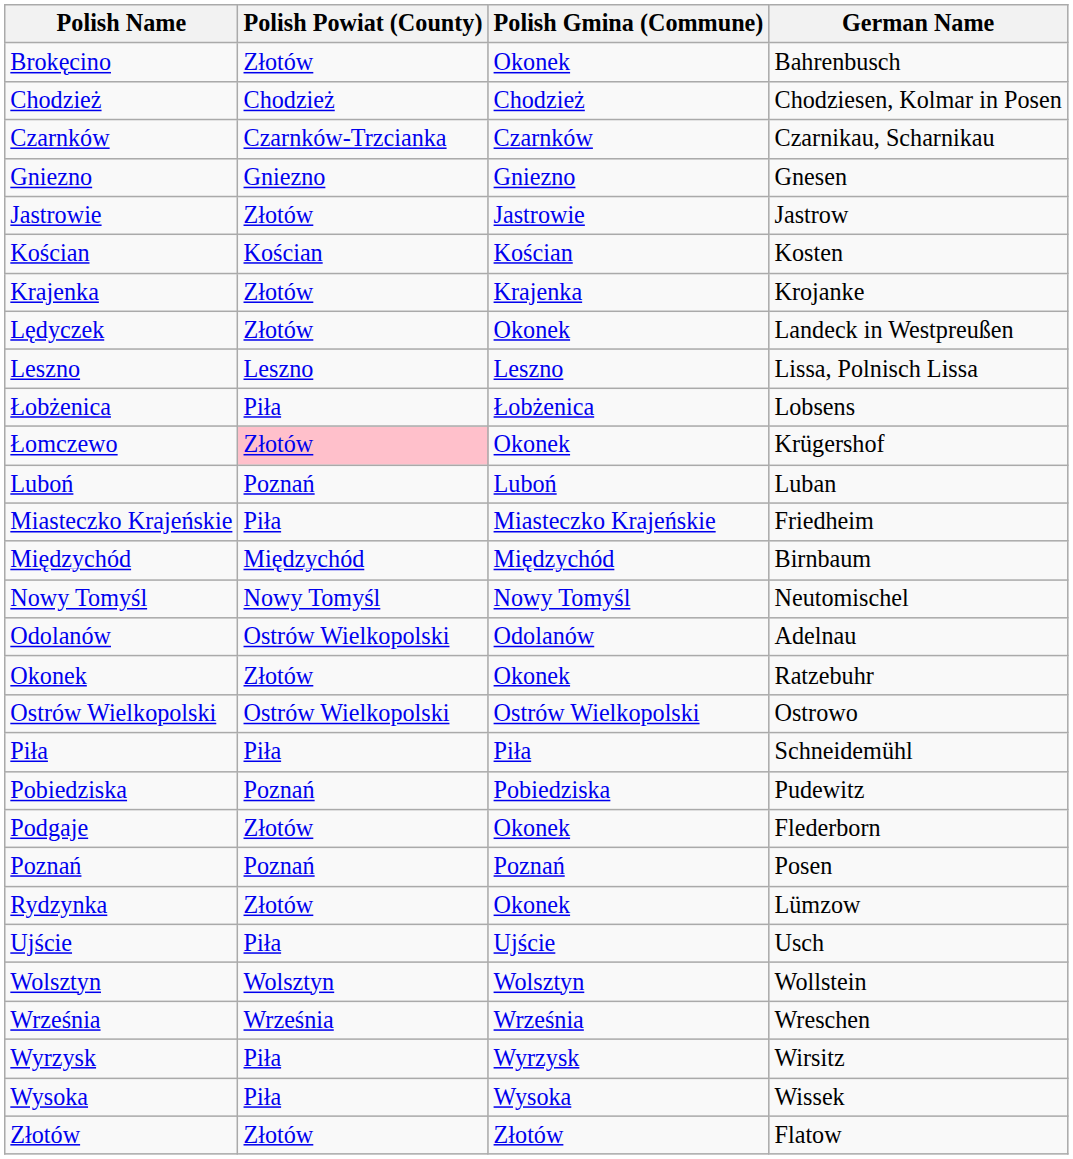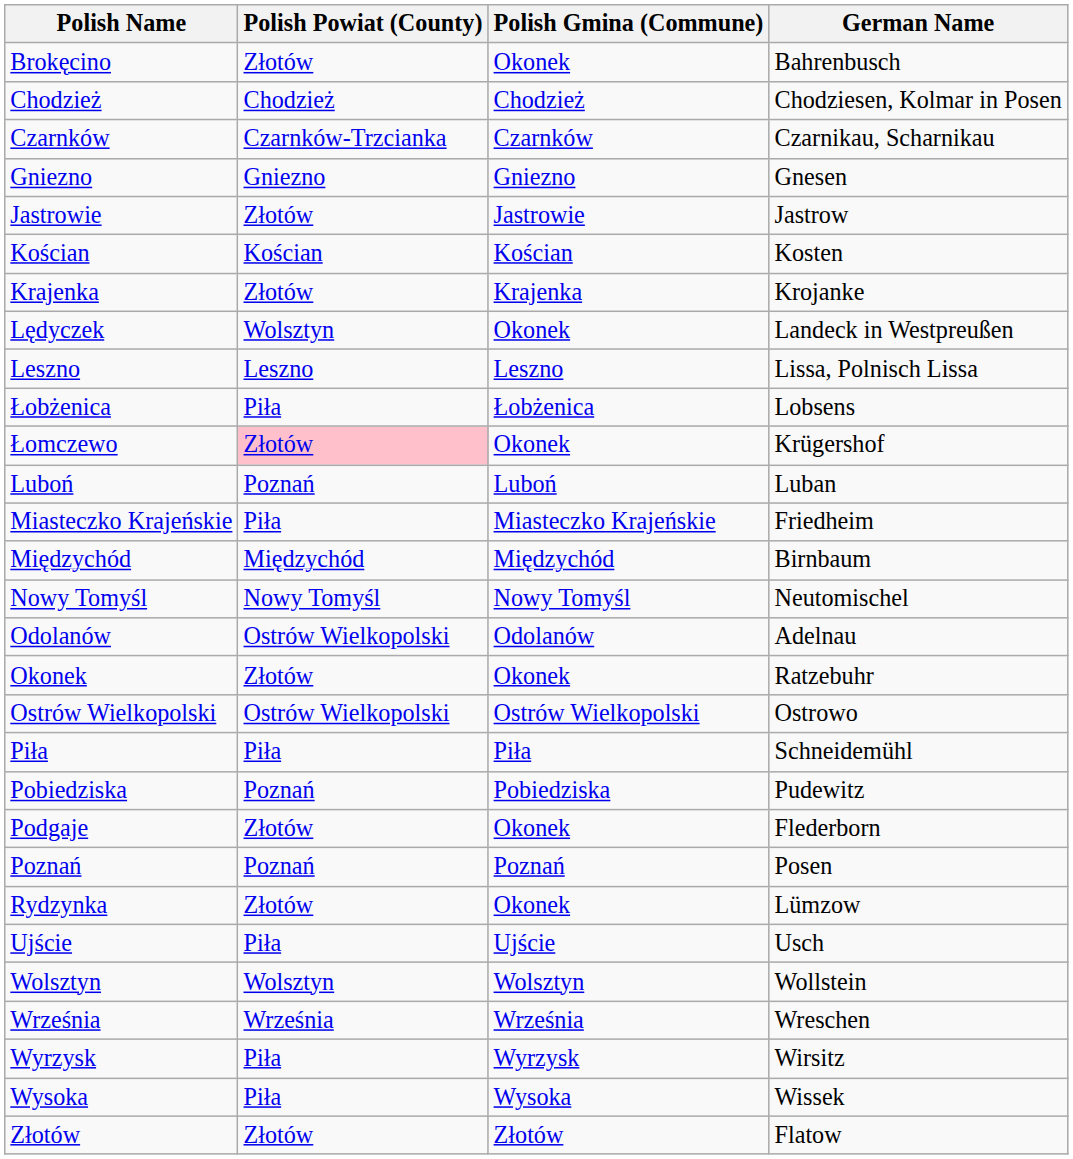(278, 330) Złotów -> (289, 330) Wolsztyn
